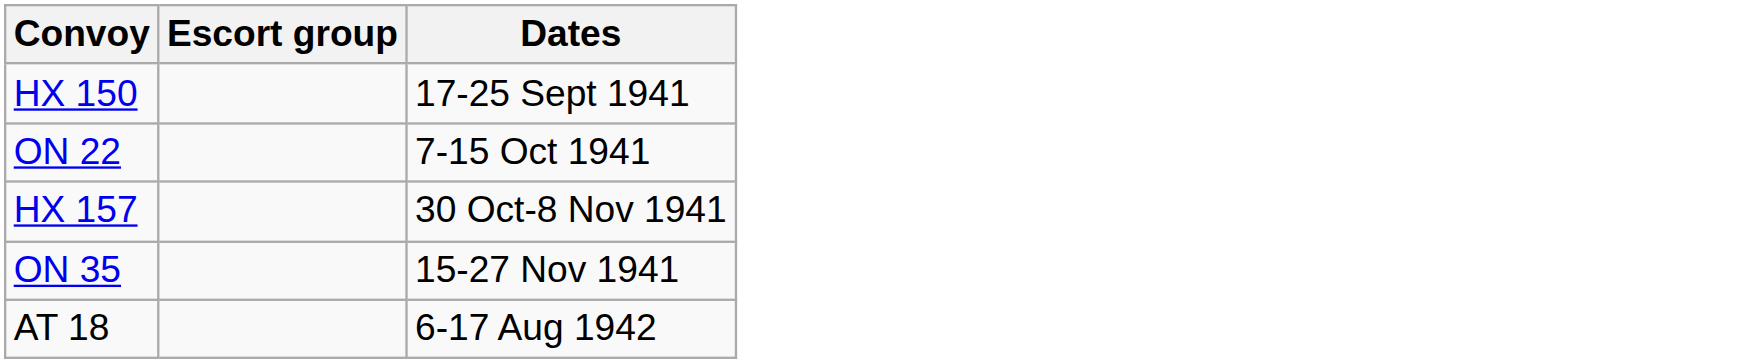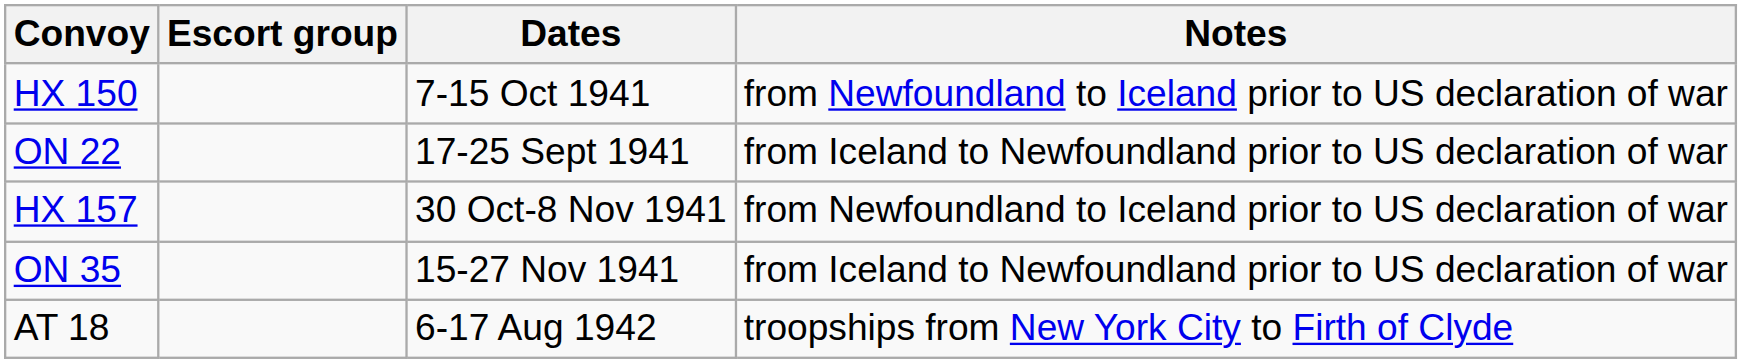+ column: (1236, 33)
(552, 92) 17-25 Sept 1941 -> (533, 92) 7-15 Oct 1941
(533, 151) 7-15 Oct 1941 -> (552, 151) 17-25 Sept 1941
